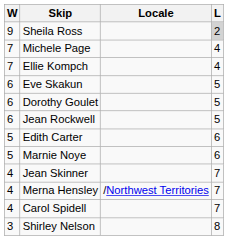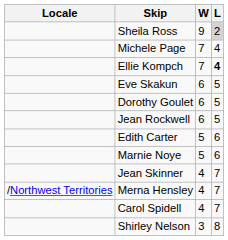columns swapped: (156, 13) <-> (12, 13)
(217, 66) normal -> (217, 66) bold
